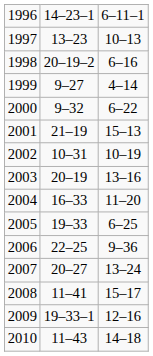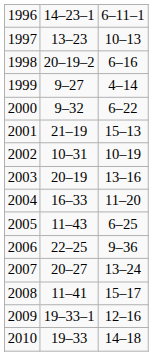(69, 223) 19–33 -> (69, 223) 11–43
(69, 339) 11–43 -> (69, 339) 19–33
